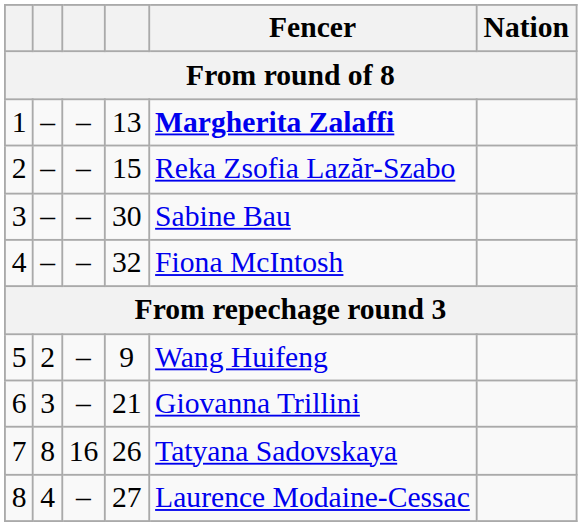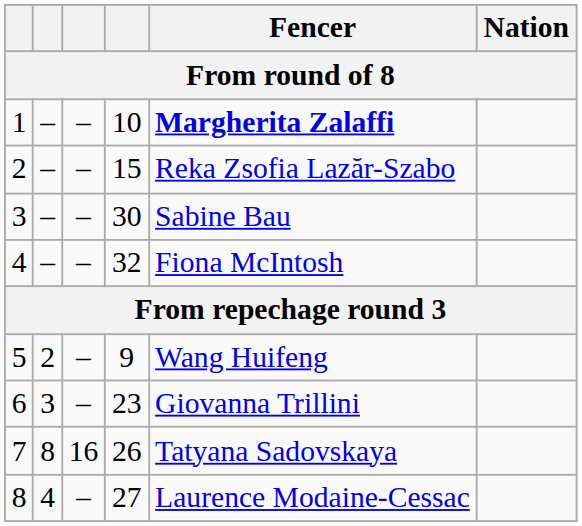(127, 121) 13 -> (127, 121) 10
(127, 403) 21 -> (127, 403) 23
